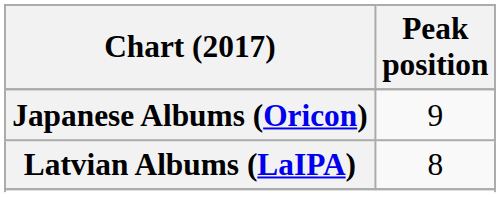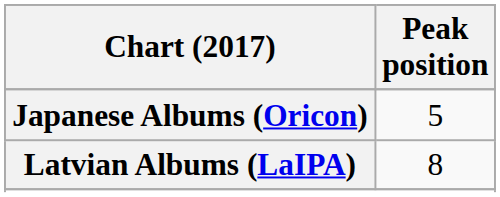(435, 114) 9 -> (435, 114) 5
